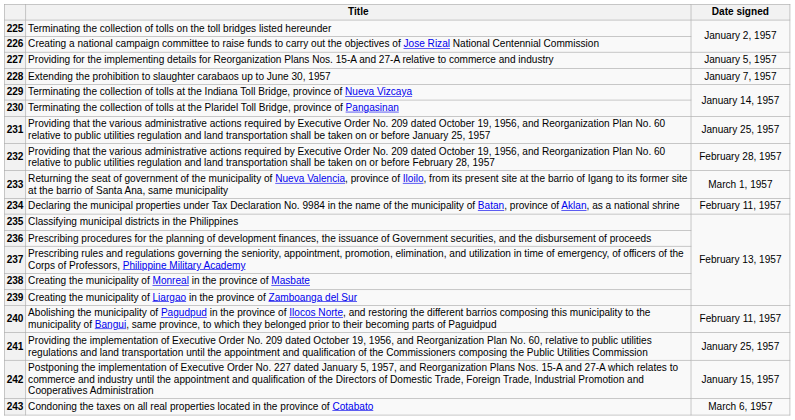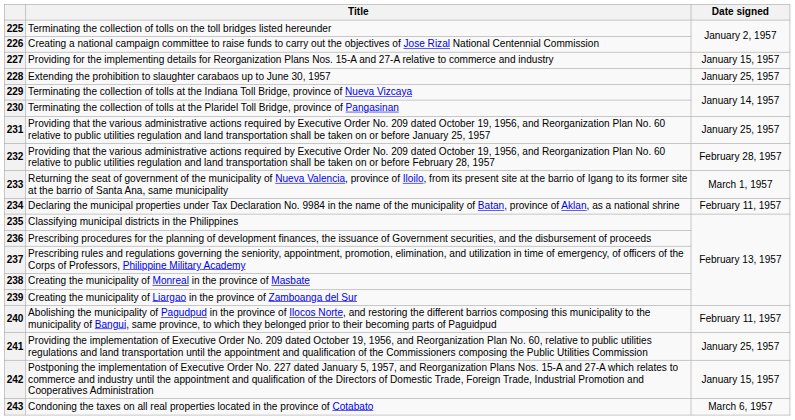(740, 60) January 5, 1957 -> (740, 60) January 15, 1957
(740, 76) January 7, 1957 -> (740, 76) January 25, 1957
